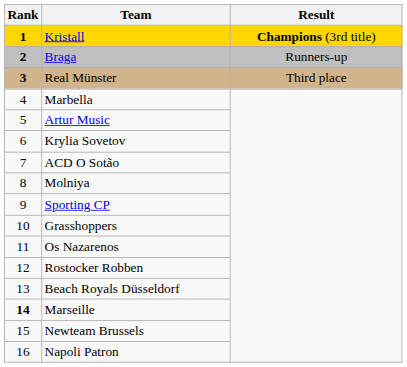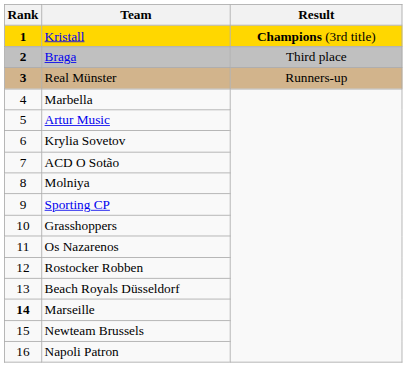(316, 57) Runners-up -> (316, 57) Third place
(316, 78) Third place -> (316, 78) Runners-up
